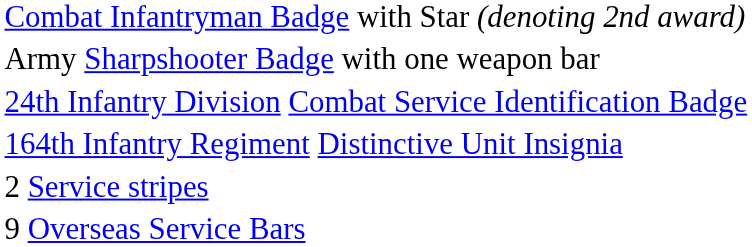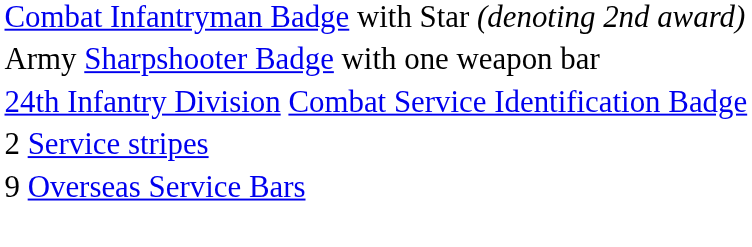- row: (314, 144)
